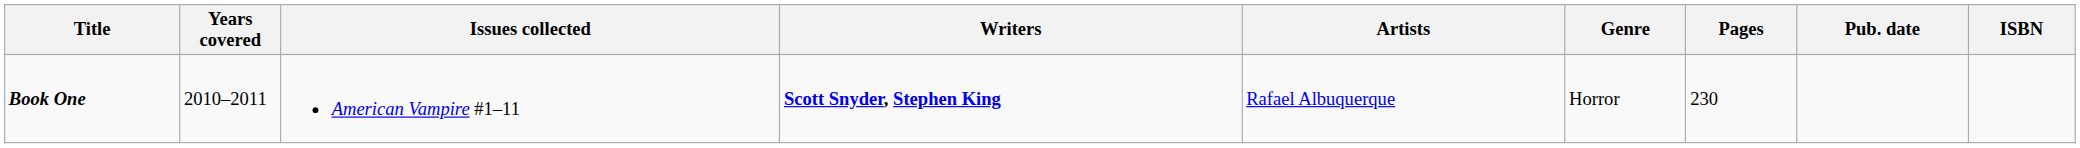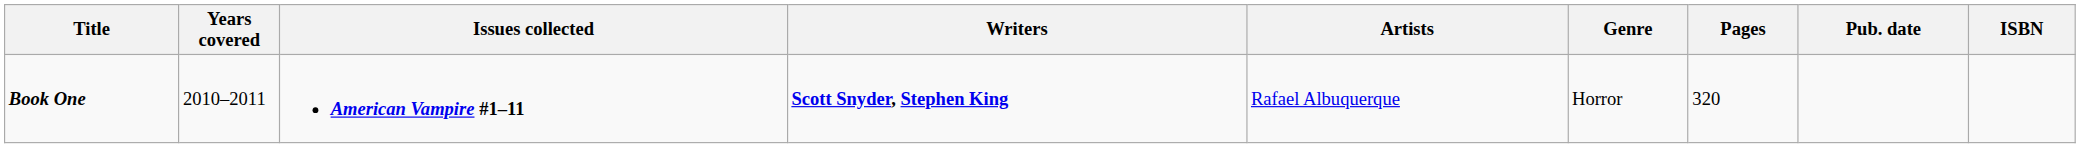(530, 109) normal -> (534, 109) bold
(1704, 98) 230 -> (1706, 98) 320
